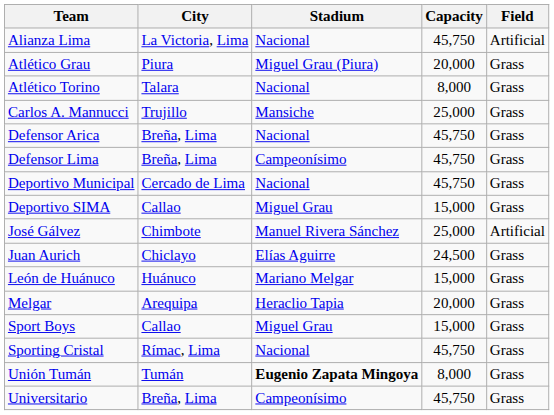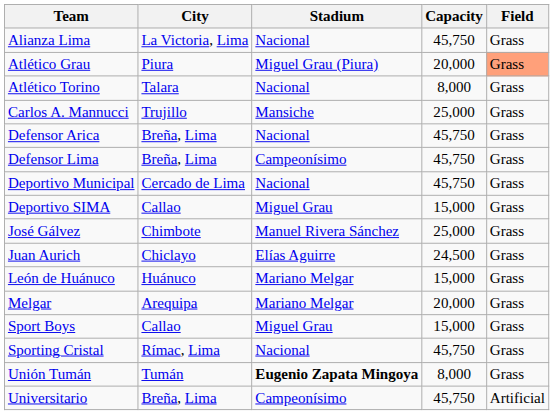(517, 40) Artificial -> (507, 40) Grass
(507, 64) no background -> (507, 64) lightsalmon background
(517, 231) Artificial -> (507, 231) Grass
(300, 302) Heraclio Tapia -> (304, 302) Mariano Melgar
(507, 398) Grass -> (517, 398) Artificial
